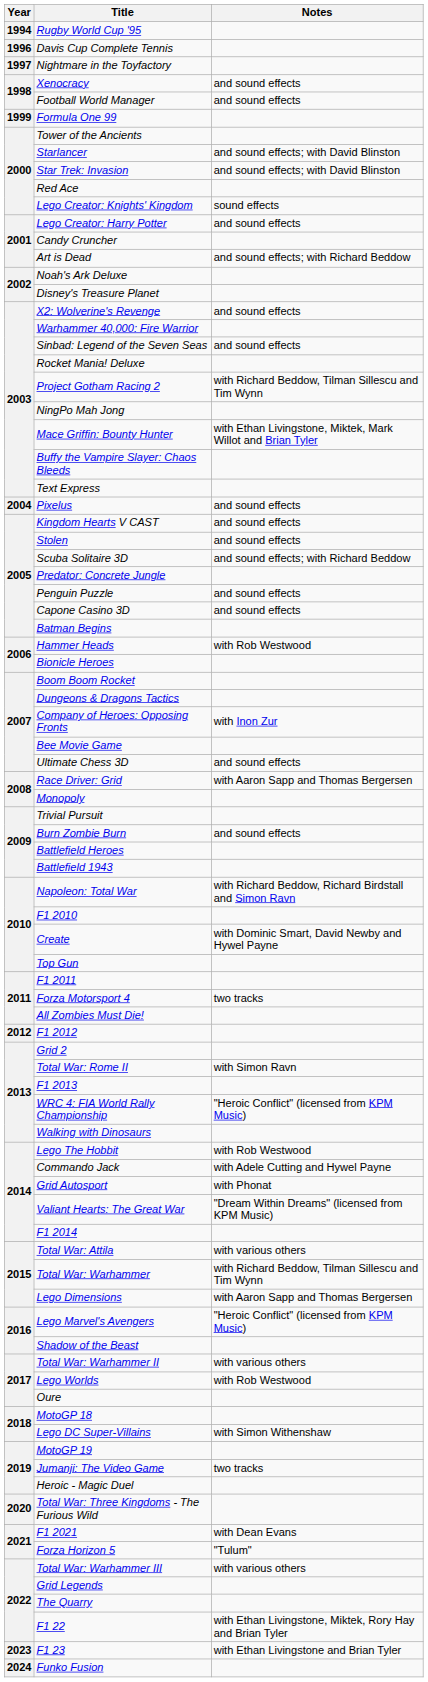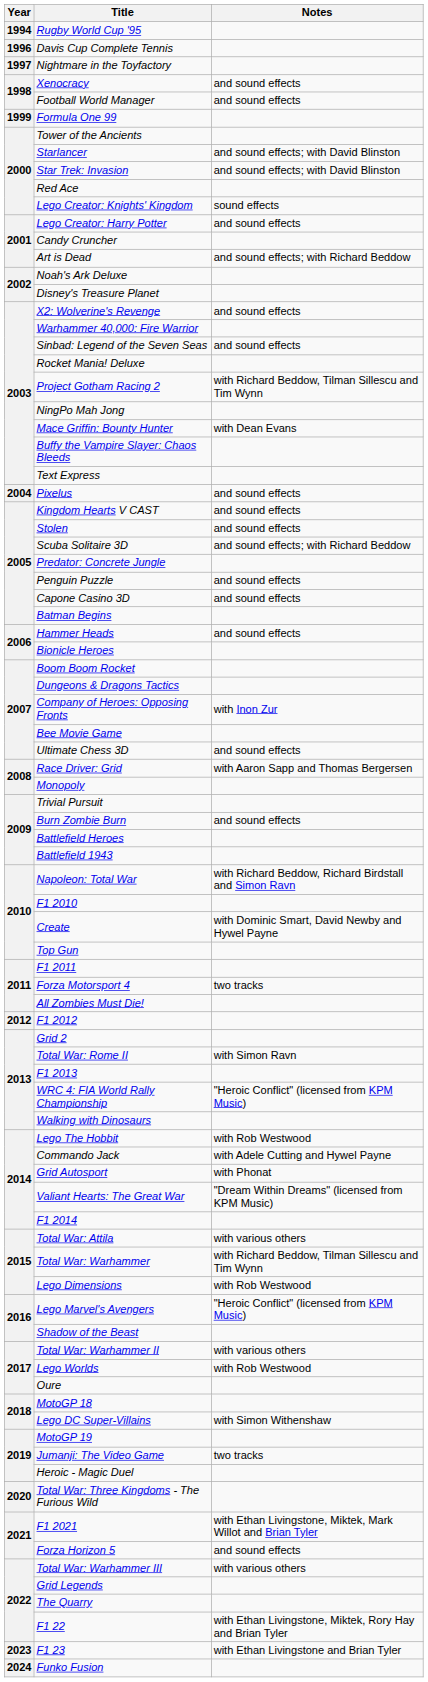(303, 434) with Ethan Livingstone, Miktek, Mark Willot and Brian Tyler -> (255, 428) with Dean Evans
(262, 645) with Rob Westwood -> (257, 633) and sound effects
(313, 1298) with Aaron Sapp and Thomas Bergersen -> (262, 1285) with Rob Westwood
(255, 1533) with Dean Evans -> (303, 1526) with Ethan Livingstone, Miktek, Mark Willot and Brian Tyler
(233, 1550) "Tulum" -> (257, 1550) and sound effects
